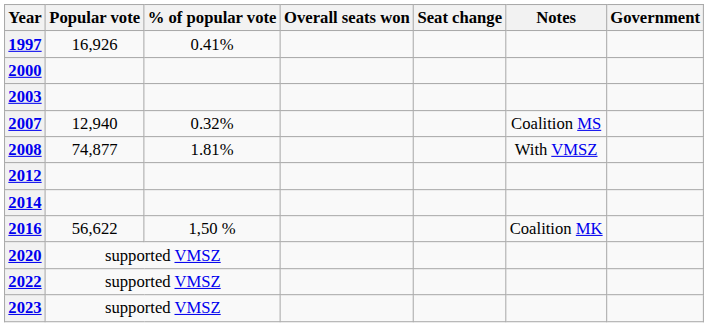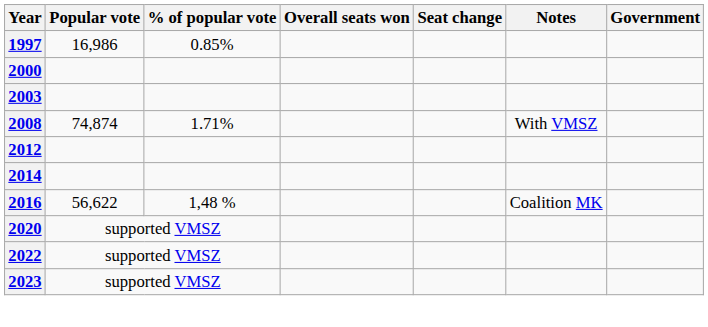(95, 44) 16,926 -> (95, 44) 16,986
(212, 44) 0.41% -> (212, 44) 0.85%
- row: (25, 123)
(95, 149) 74,877 -> (95, 123) 74,874
(212, 149) 1.81% -> (212, 123) 1.71%
(212, 228) 1,50 % -> (212, 202) 1,48 %
